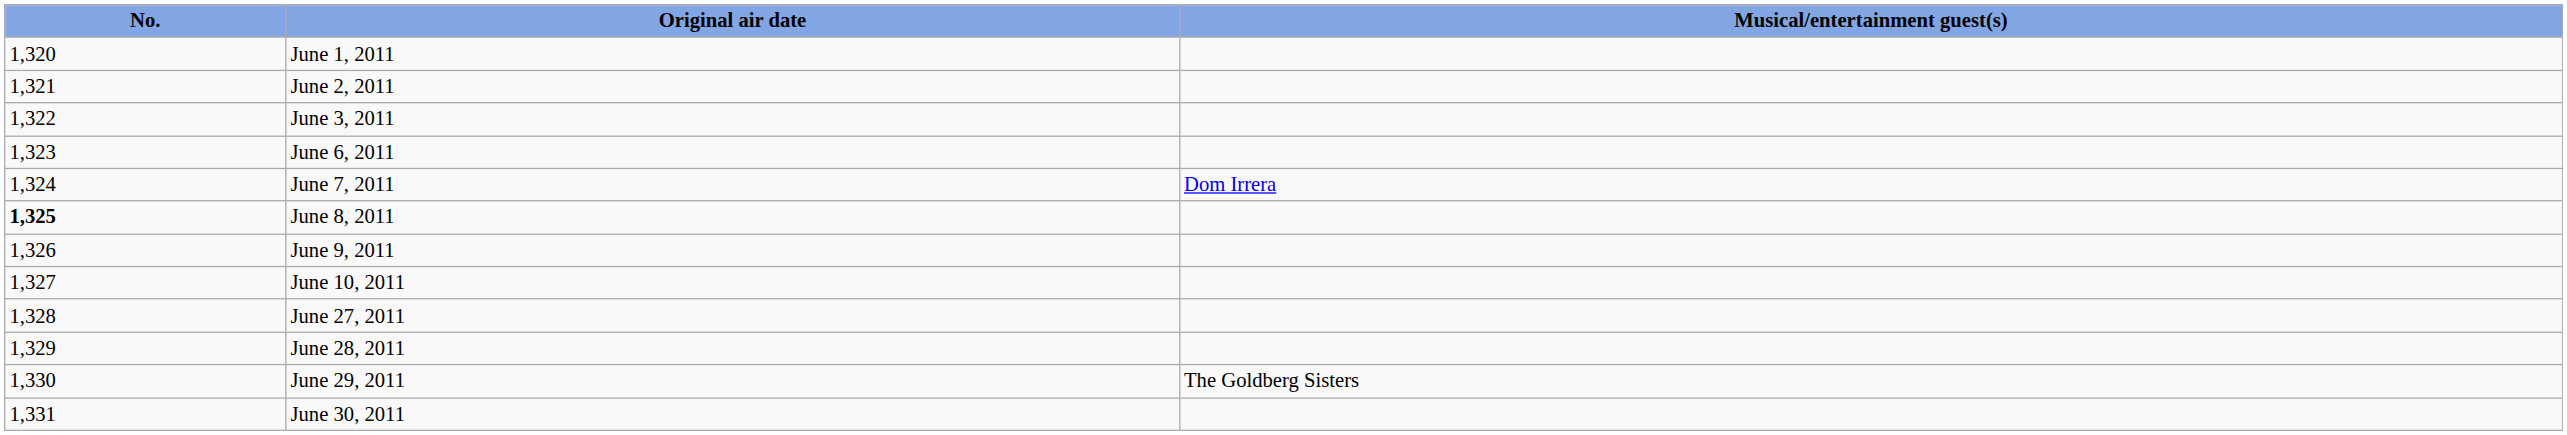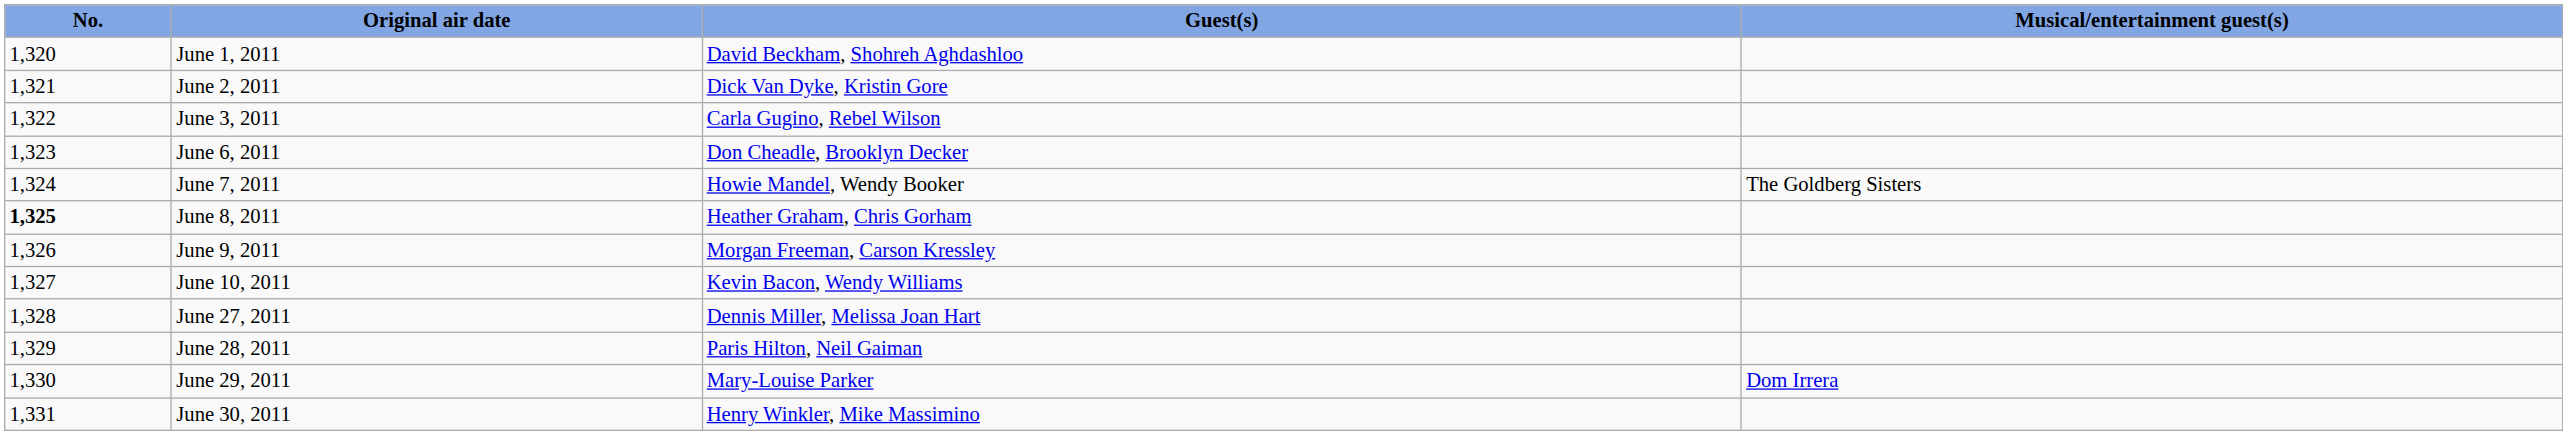+ column: (1222, 20)
(1230, 184) Dom Irrera -> (1834, 184) The Goldberg Sisters
(1272, 380) The Goldberg Sisters -> (1792, 380) Dom Irrera
